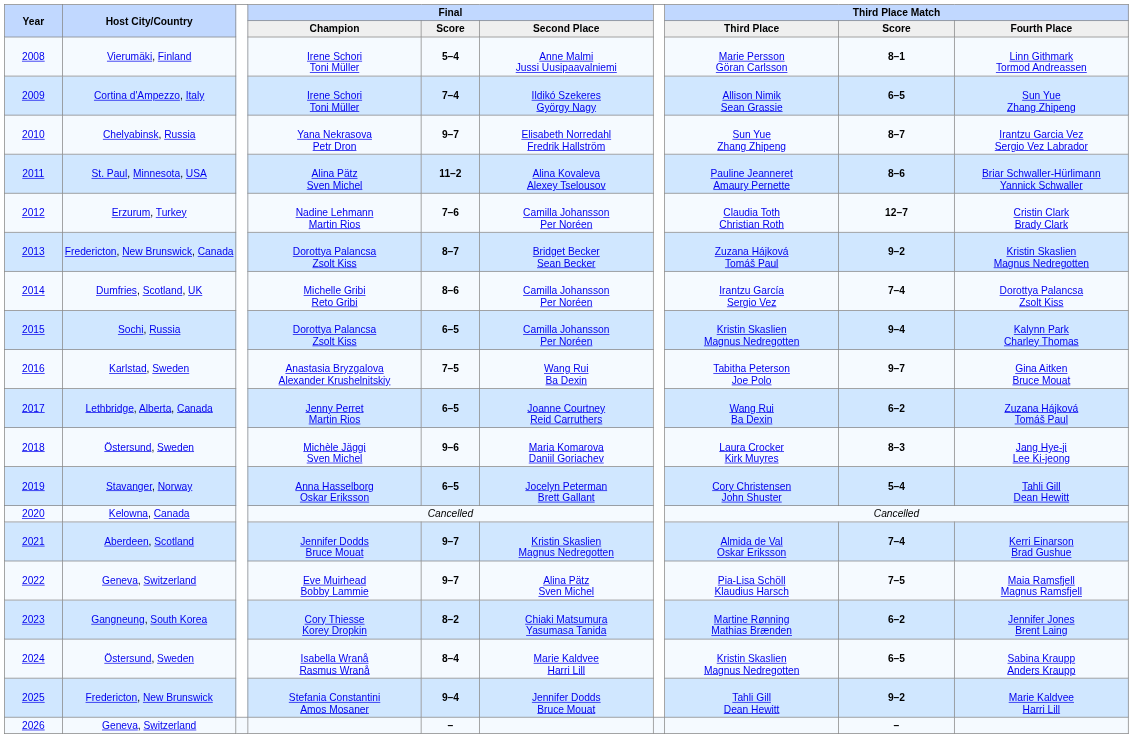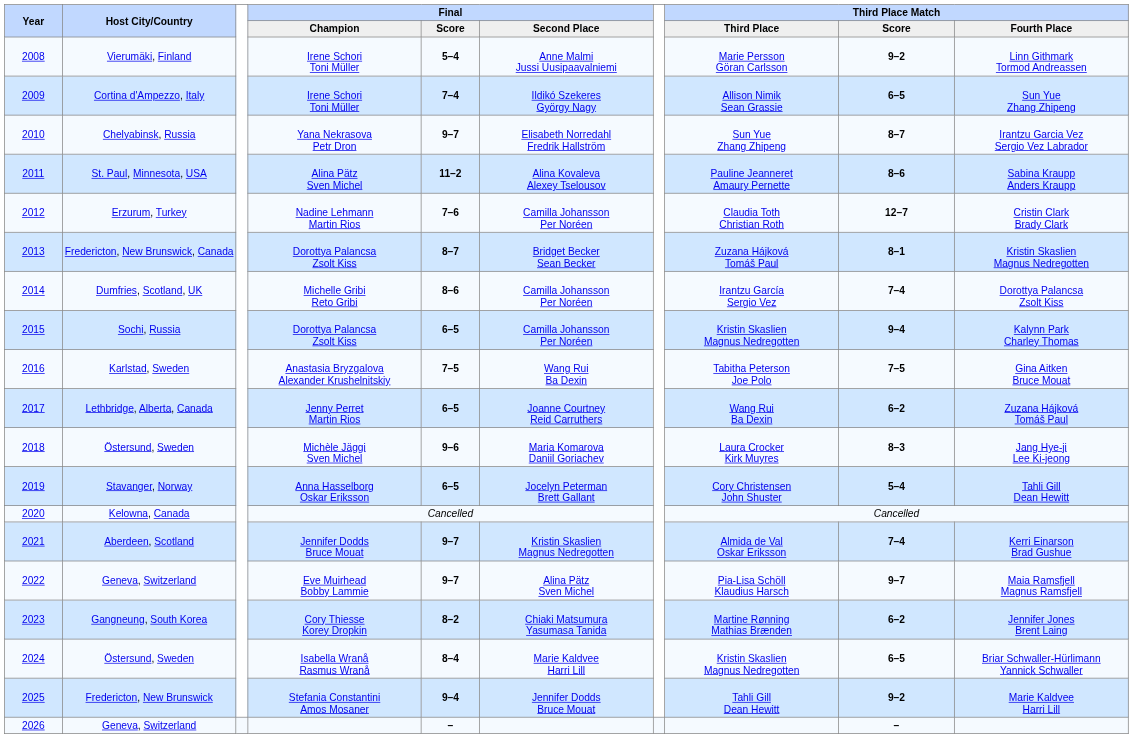(896, 57) 8–1 -> (896, 57) 9–2
(1041, 179) Briar Schwaller-Hürlimann Yannick Schwaller -> (1041, 179) Sabina Kraupp Anders Kraupp
(896, 252) 9–2 -> (896, 252) 8–1
(896, 369) 9–7 -> (896, 369) 7–5
(896, 581) 7–5 -> (896, 581) 9–7
(1041, 664) Sabina Kraupp Anders Kraupp -> (1041, 664) Briar Schwaller-Hürlimann Yannick Schwaller
